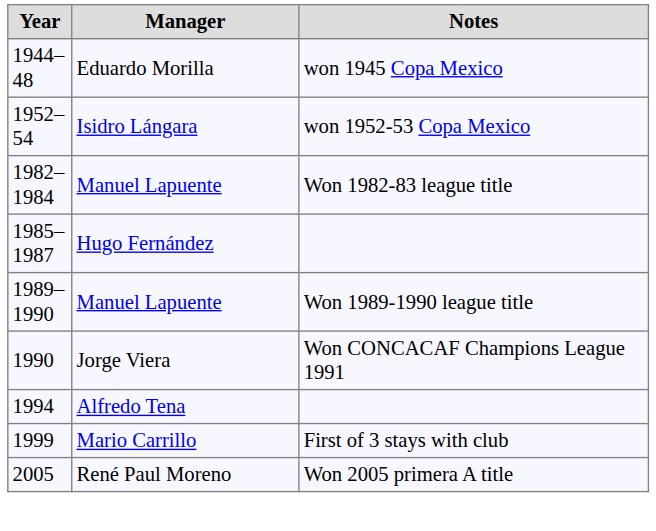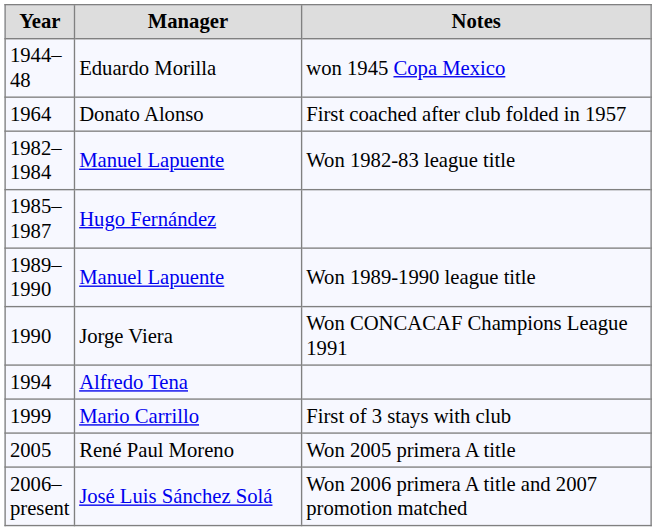- row: (137, 126)
+ row: (141, 113)
+ row: (176, 496)
